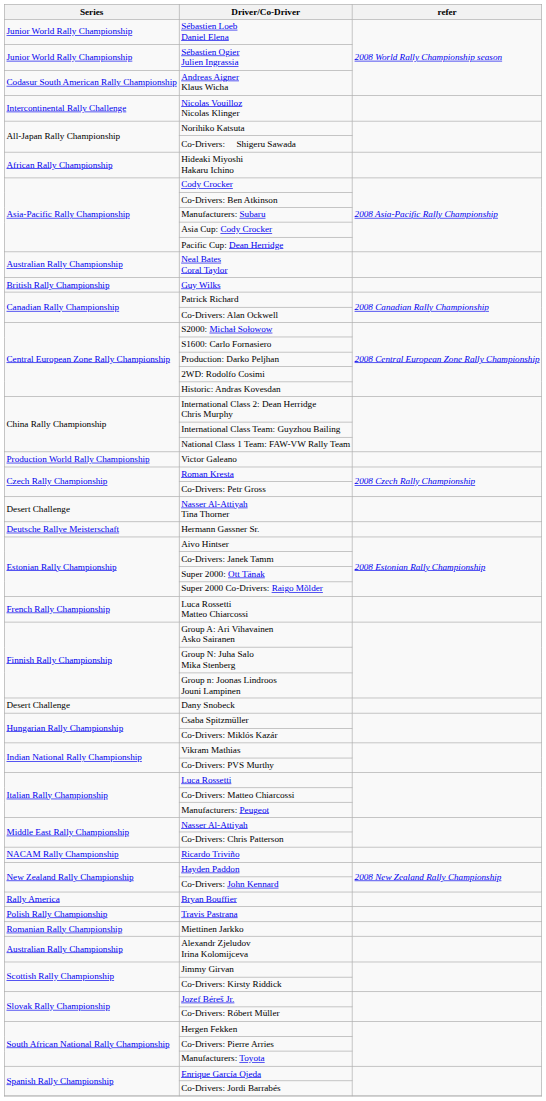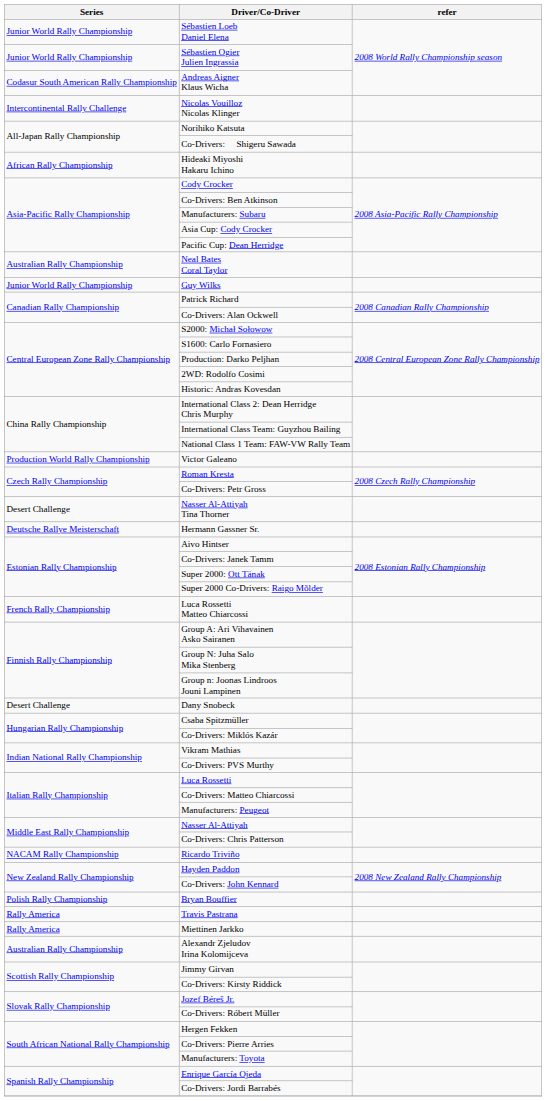(58, 285) British Rally Championship -> (69, 285) Junior World Rally Championship
(33, 899) Rally America -> (57, 899) Polish Rally Championship
(57, 914) Polish Rally Championship -> (33, 914) Rally America
(64, 929) Romanian Rally Championship -> (33, 929) Rally America
